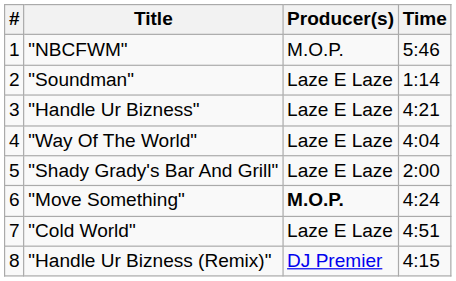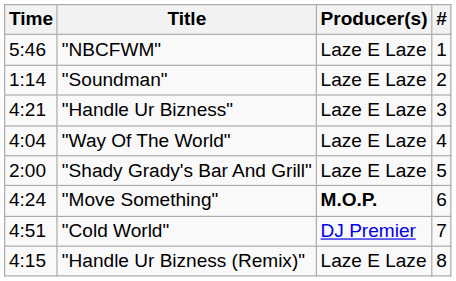columns swapped: (14, 19) <-> (425, 19)
(316, 49) M.O.P. -> (374, 49) Laze E Laze
(340, 230) Laze E Laze -> (368, 230) DJ Premier
(335, 261) DJ Premier -> (374, 261) Laze E Laze
